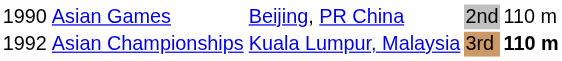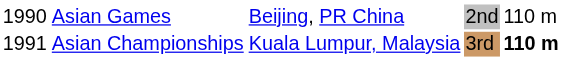(25, 44) 1992 -> (25, 44) 1991
